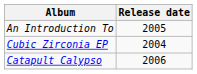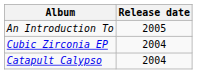(154, 61) 2006 -> (154, 61) 2004
